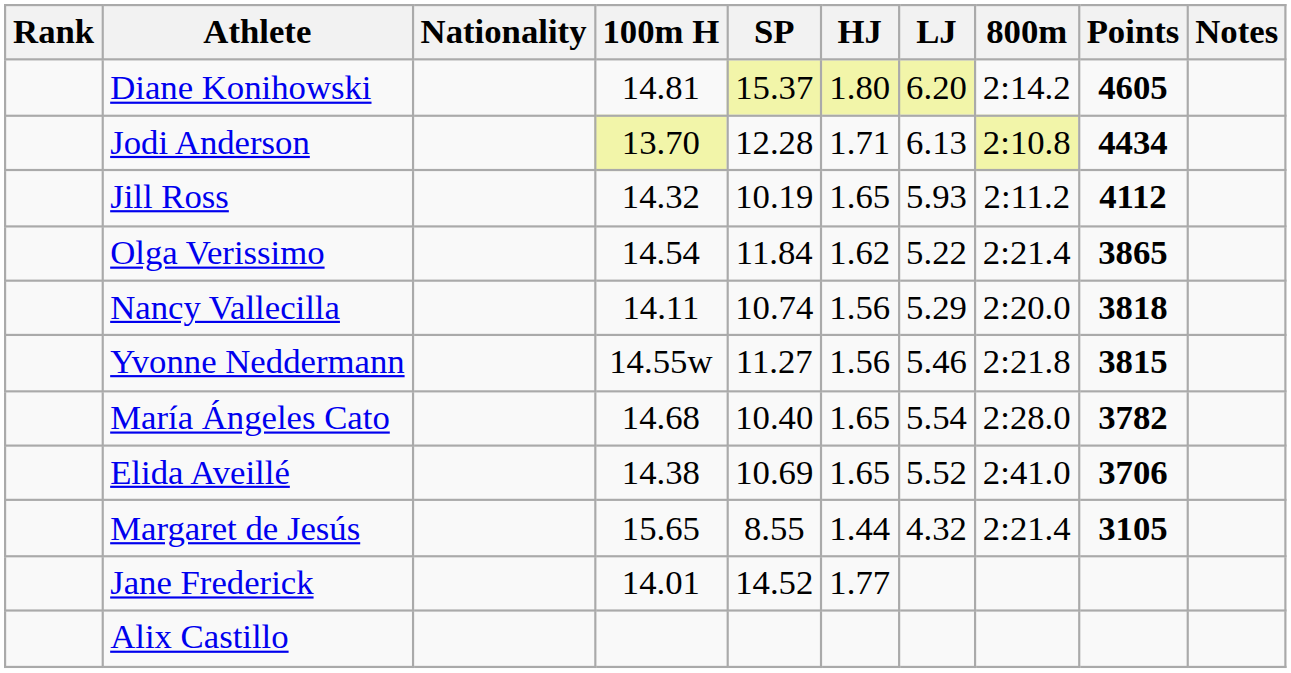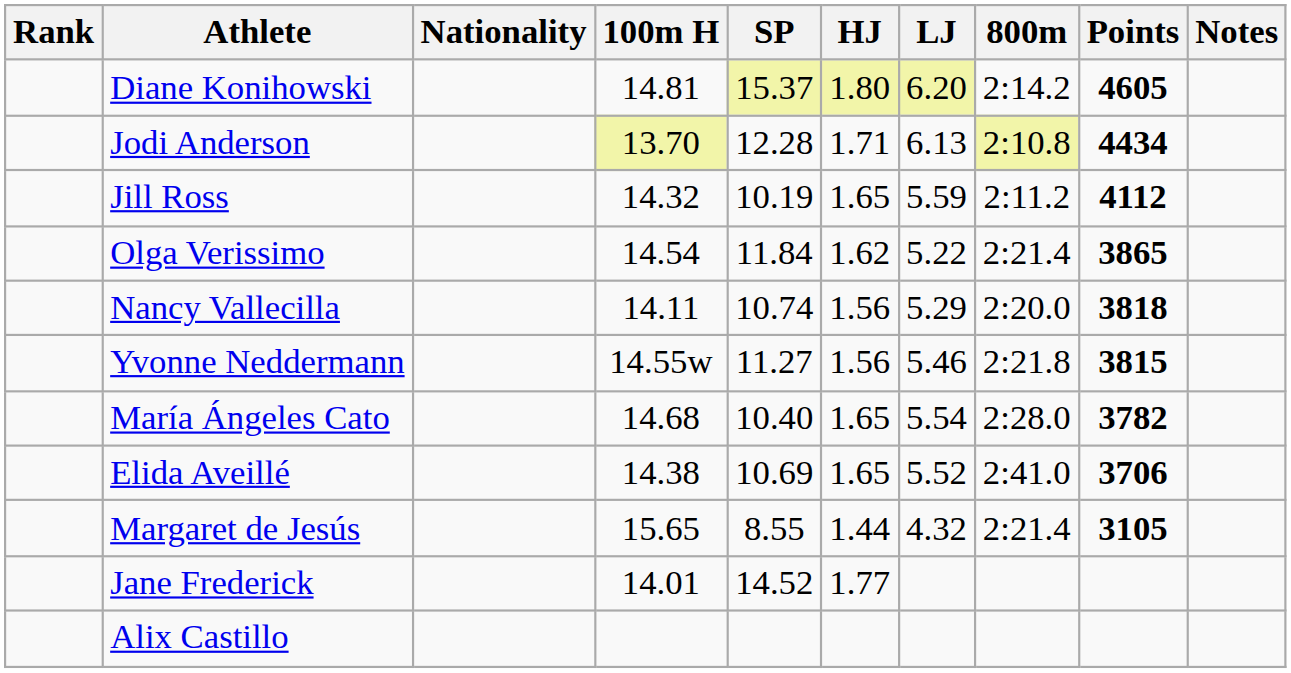(936, 197) 5.93 -> (936, 197) 5.59
